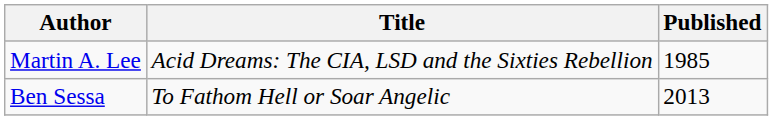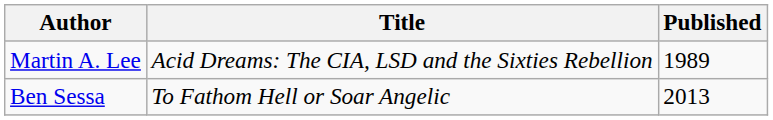(687, 59) 1985 -> (687, 59) 1989
